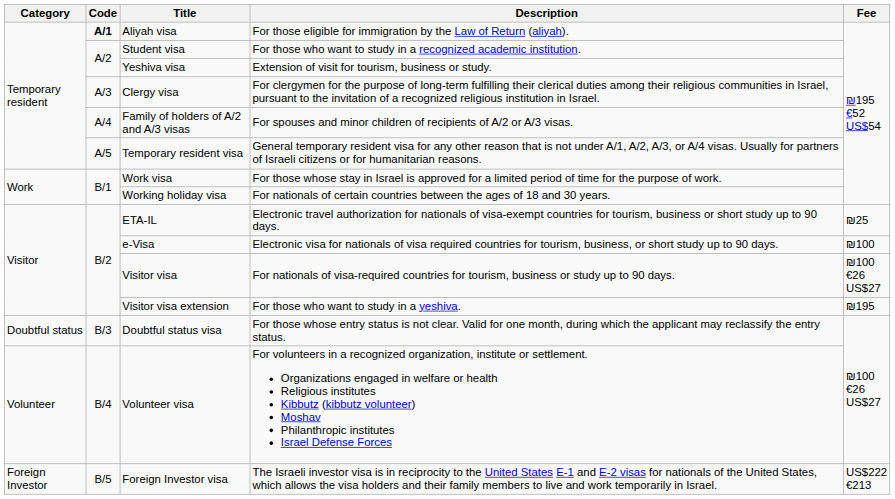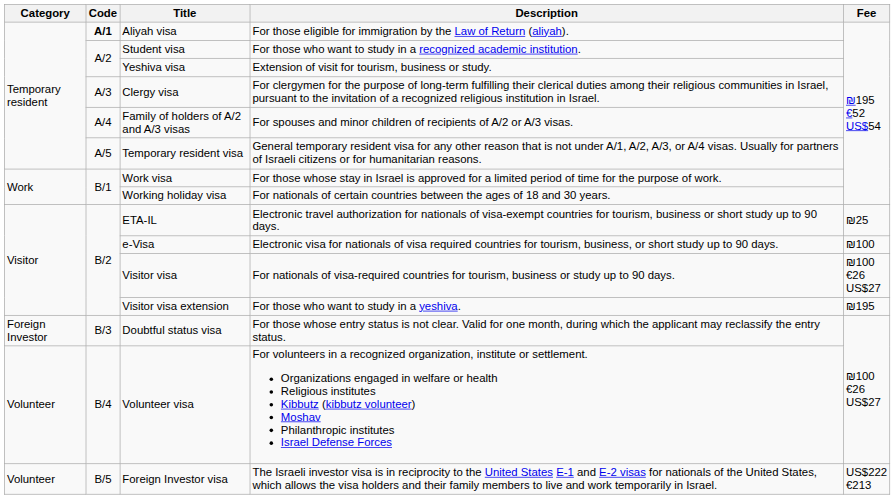(45, 330) Doubtful status -> (27, 330) Foreign Investor
(27, 479) Foreign Investor -> (31, 479) Volunteer
